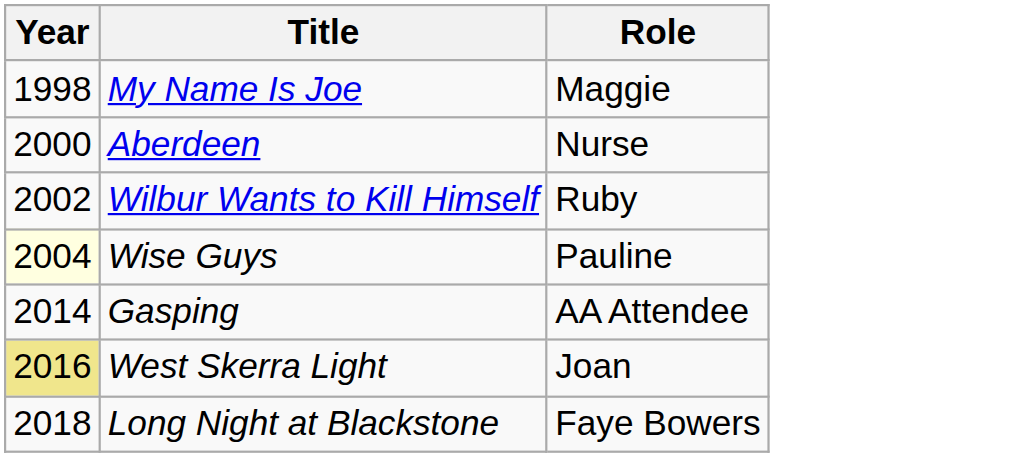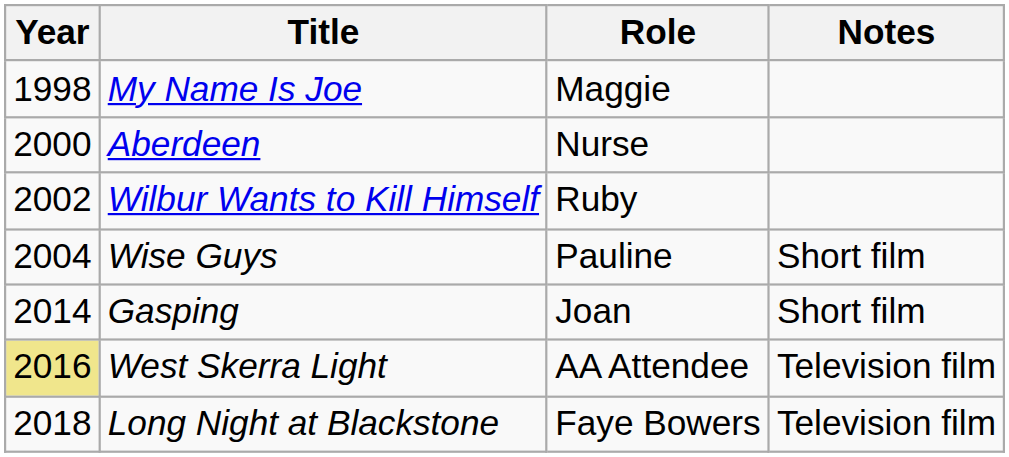+ column: (886, 32)
(52, 255) lightyellow background -> (52, 255) no background
(652, 311) AA Attendee -> (593, 311) Joan
(593, 367) Joan -> (652, 367) AA Attendee
